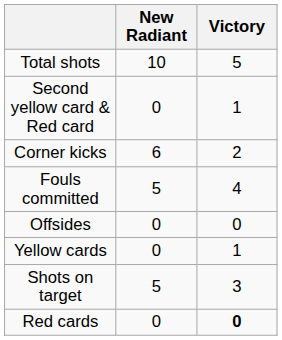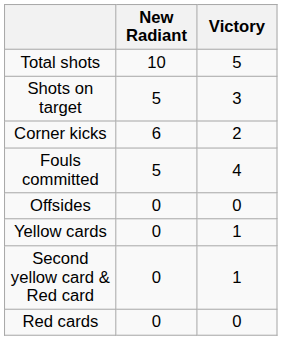rows swapped: (60, 286) <-> (60, 107)
(237, 322) bold -> (237, 322) normal
